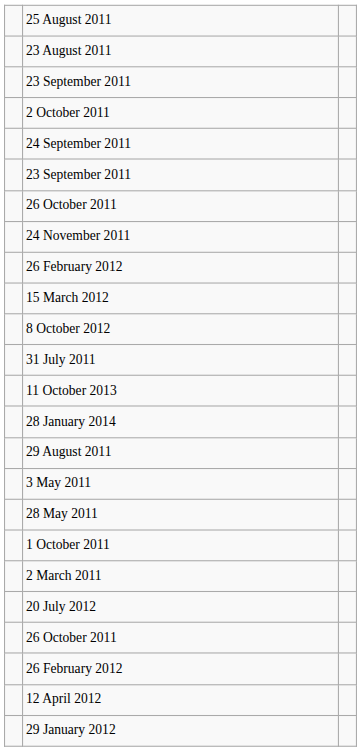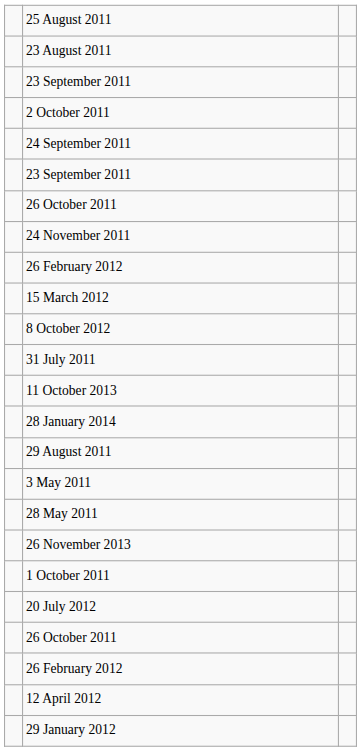+ row: (14, 545)
- row: (14, 576)
